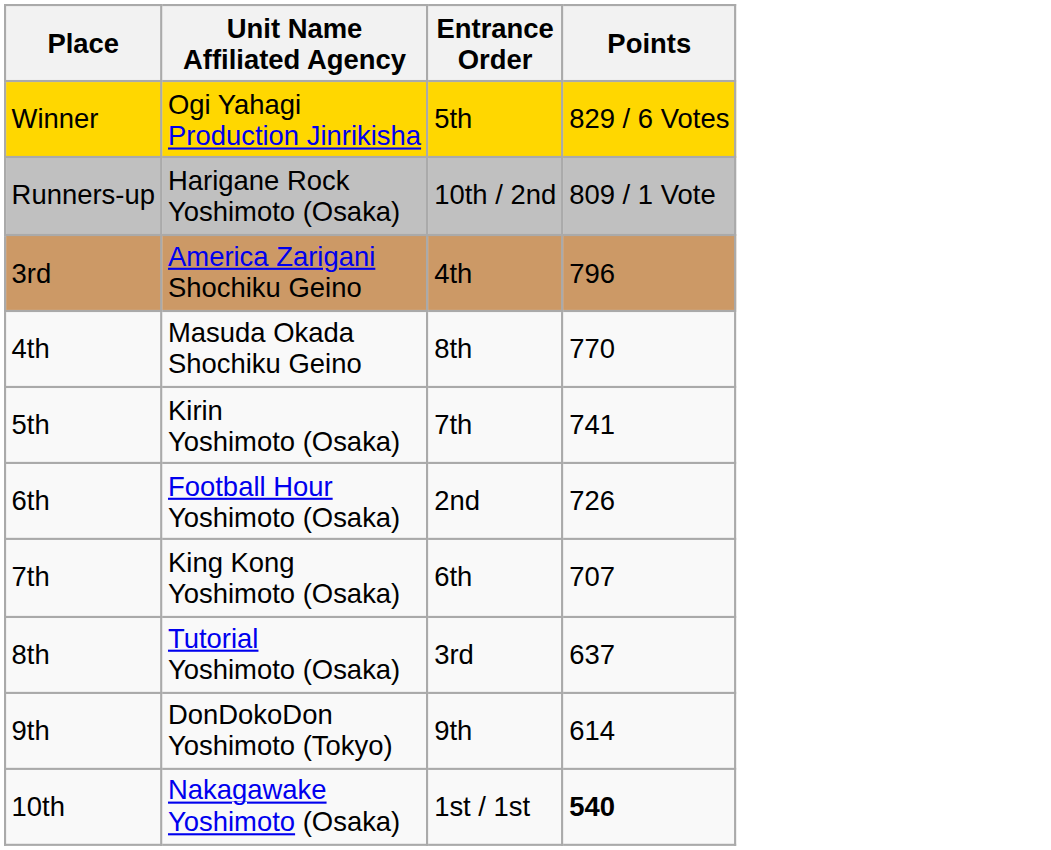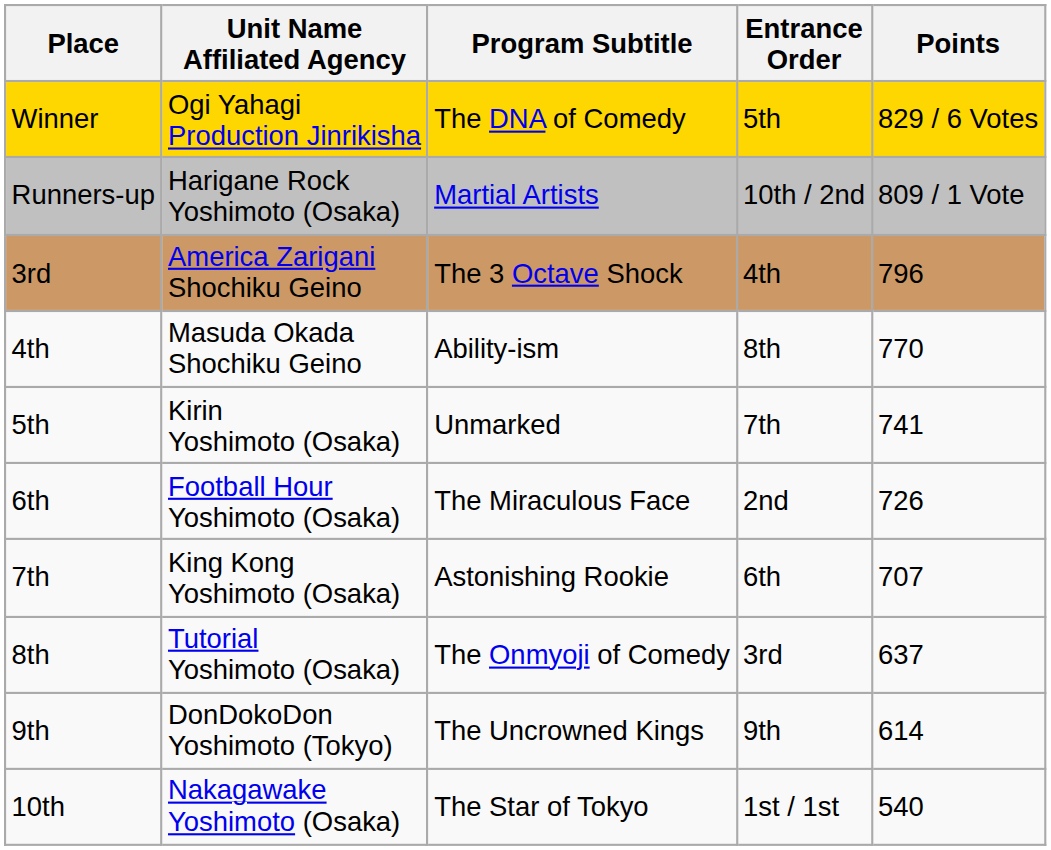+ column: (582, 43)
(592, 807) bold -> (901, 807) normal
